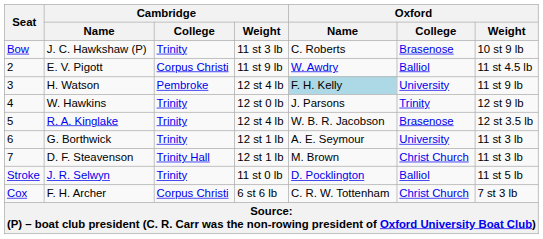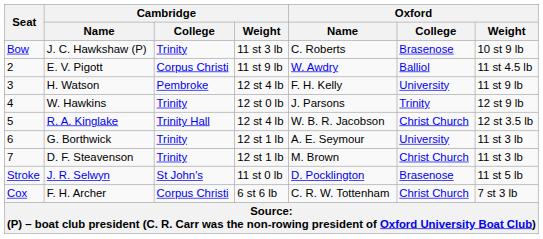(317, 85) lightblue background -> (317, 85) no background
(172, 121) Trinity -> (183, 121) Trinity Hall
(427, 121) Brasenose -> (434, 121) Christ Church
(183, 157) Trinity Hall -> (172, 157) Trinity
(172, 175) Trinity -> (180, 175) St John's
(415, 175) Balliol -> (427, 175) Brasenose
